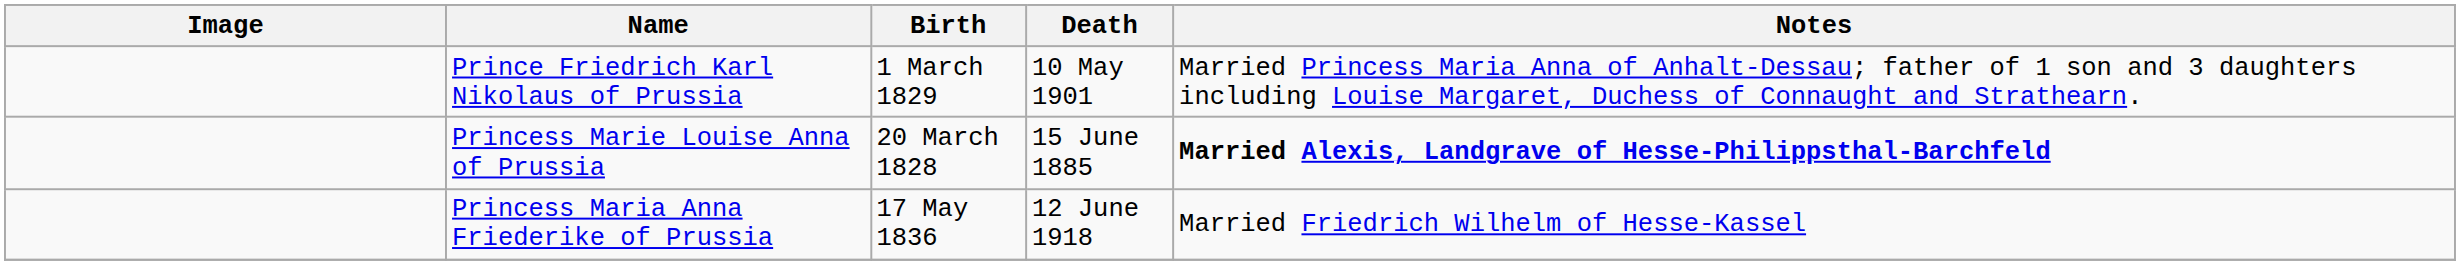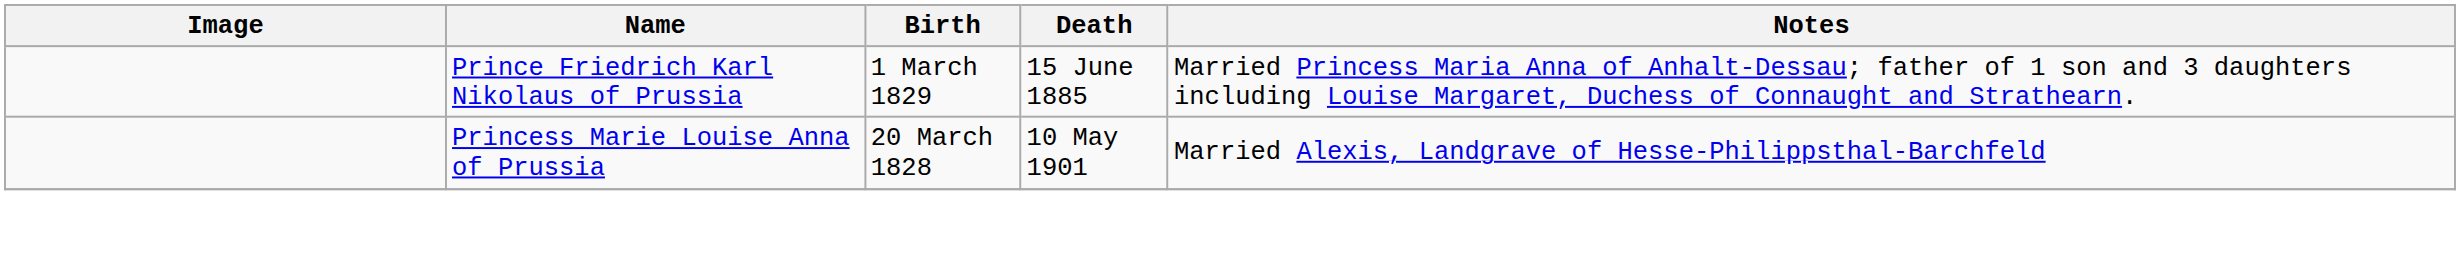(1078, 82) 10 May 1901 -> (1080, 82) 15 June 1885
(1085, 153) 15 June 1885 -> (1072, 153) 10 May 1901
(1615, 153) bold -> (1610, 153) normal
- row: (613, 224)
